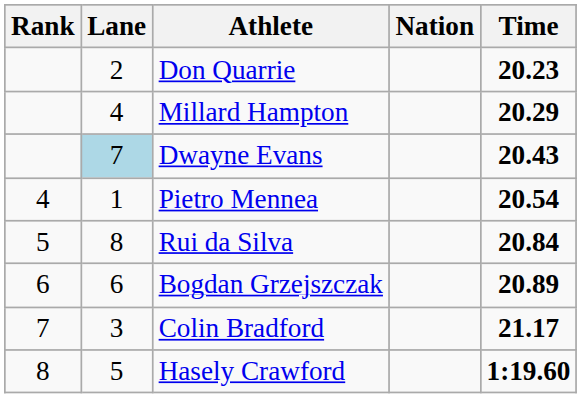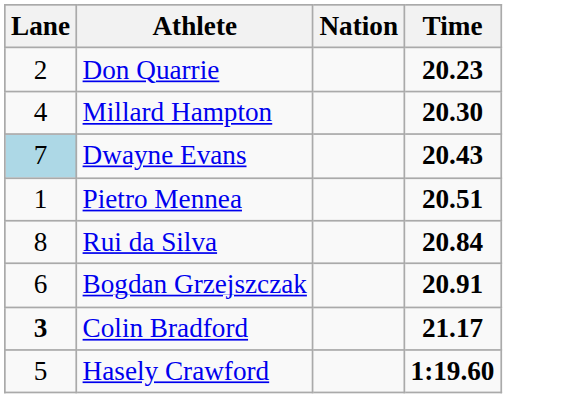- column: (43, 26)
(529, 112) 20.29 -> (452, 112) 20.30
(529, 198) 20.54 -> (452, 198) 20.51
(529, 284) 20.89 -> (452, 284) 20.91
(117, 328) normal -> (41, 328) bold
